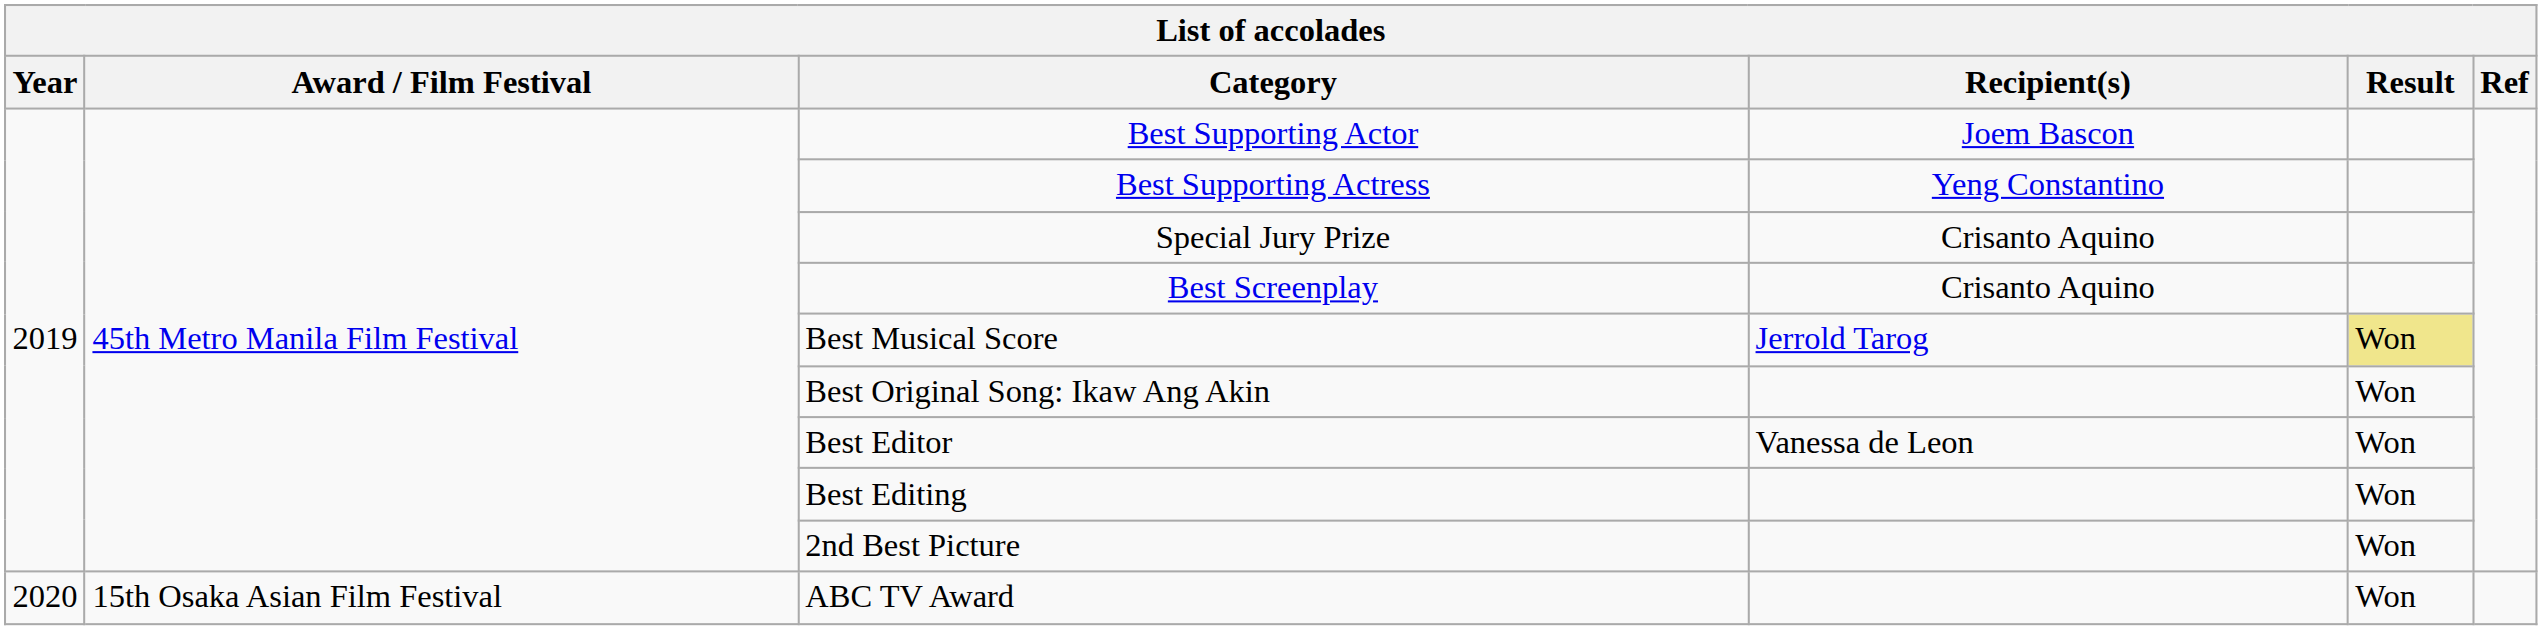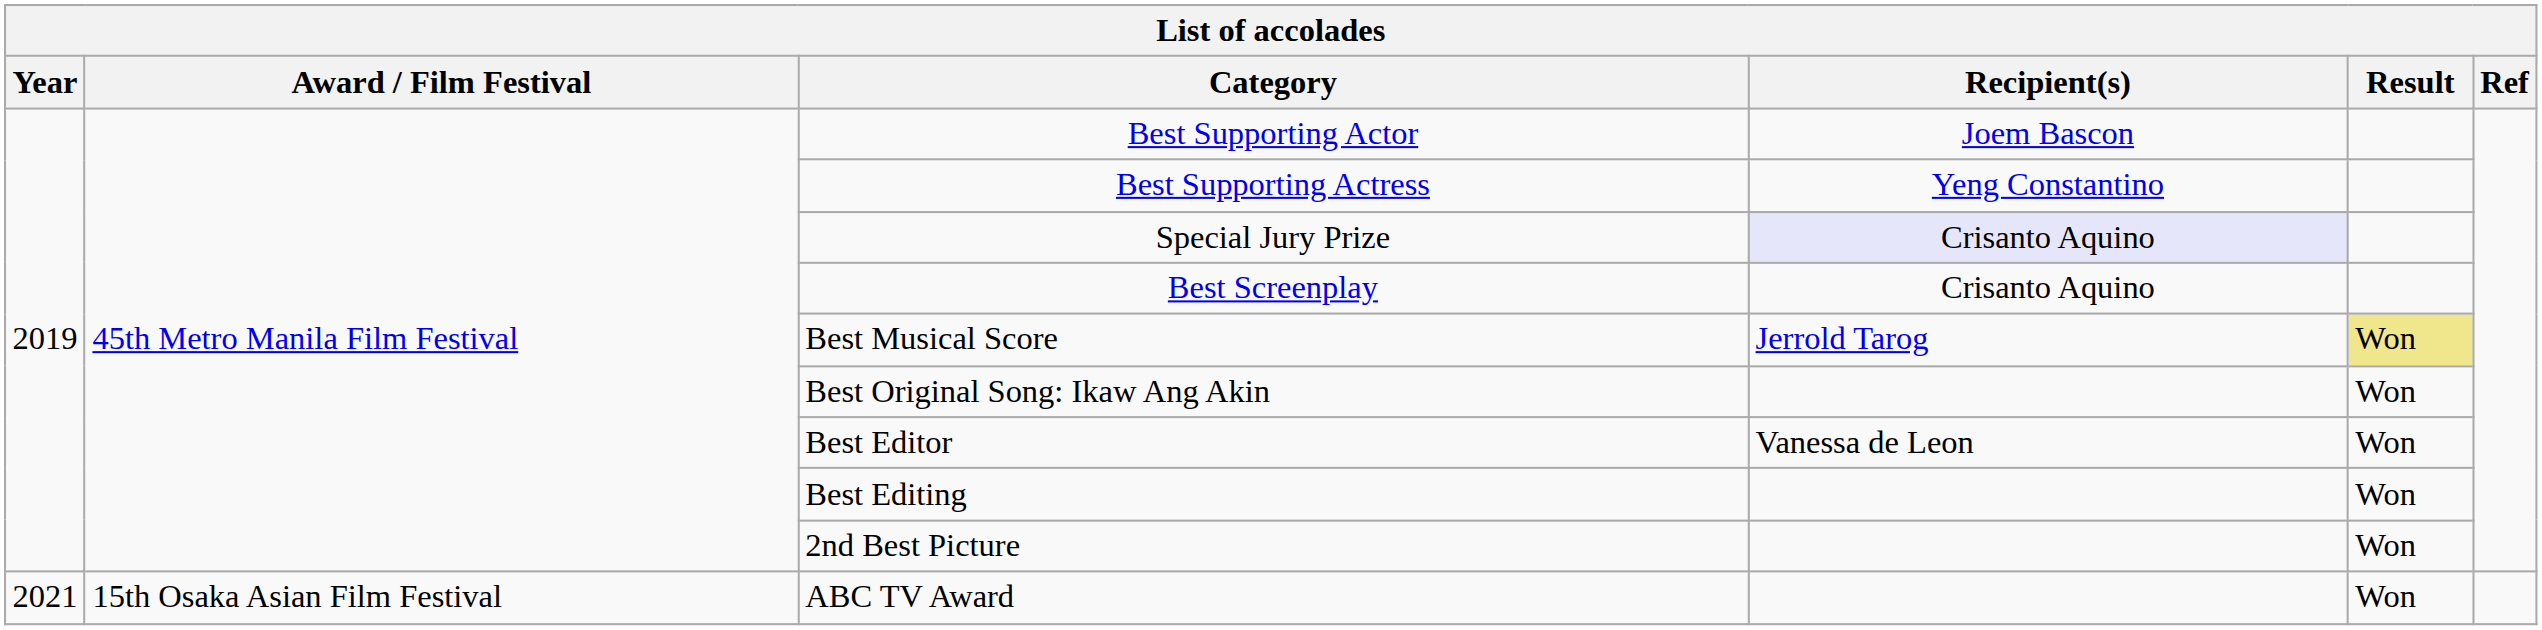(2048, 236) no background -> (2048, 236) lavender background
(45, 596) 2020 -> (45, 596) 2021
